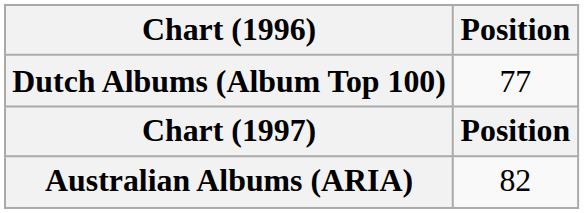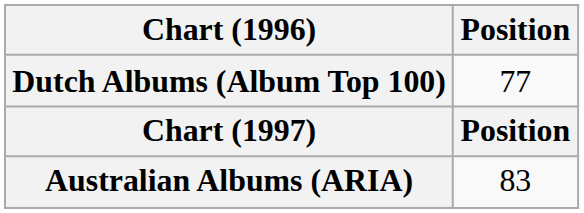(515, 181) 82 -> (515, 181) 83
